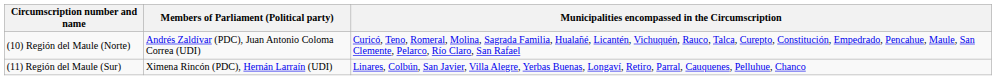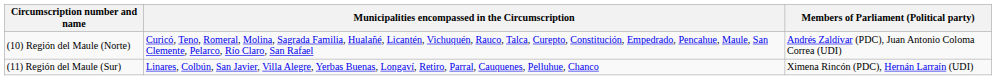columns swapped: (671, 18) <-> (247, 18)
